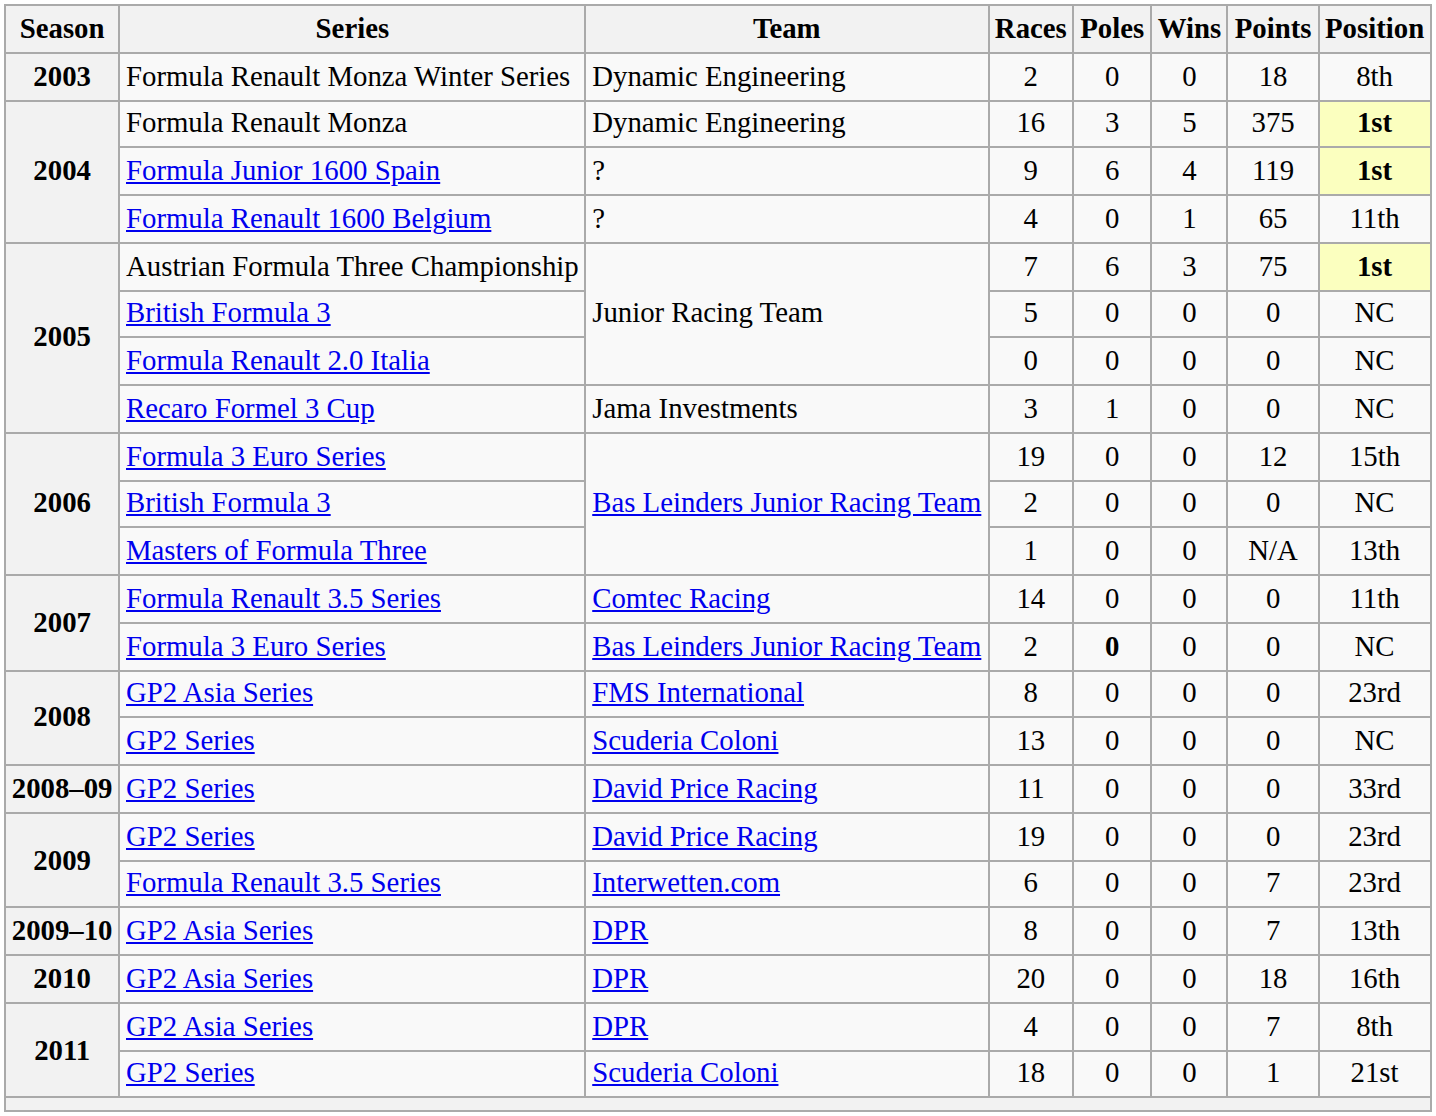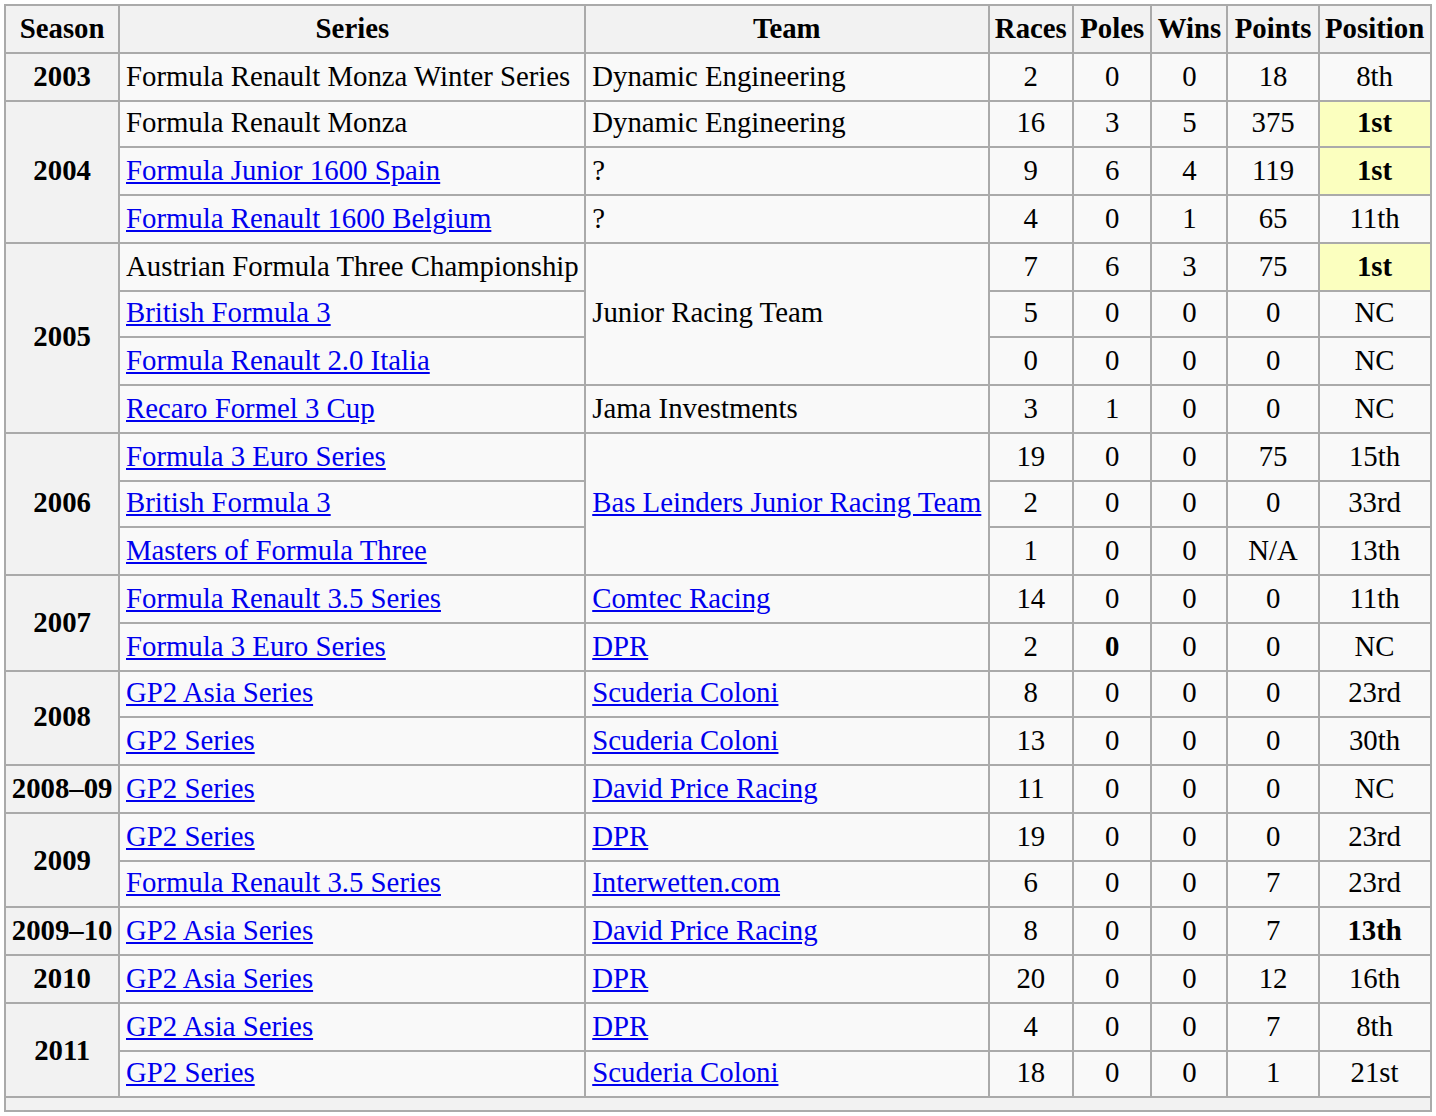(1273, 456) 12 -> (1273, 456) 75
(1375, 503) NC -> (1375, 503) 33rd
(787, 646) Bas Leinders Junior Racing Team -> (620, 646) DPR
(698, 693) FMS International -> (685, 693) Scuderia Coloni
(1375, 741) NC -> (1375, 741) 30th
(1375, 788) 33rd -> (1375, 788) NC
(705, 836) David Price Racing -> (620, 836) DPR
(620, 931) DPR -> (705, 931) David Price Racing
(1375, 931) normal -> (1375, 931) bold
(1273, 978) 18 -> (1273, 978) 12
